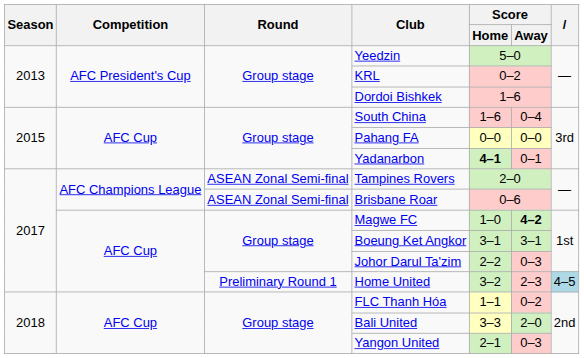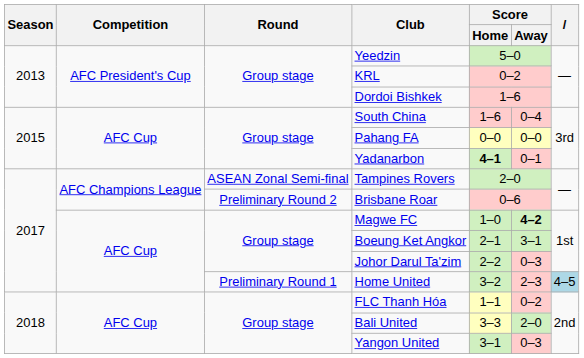(278, 199) ASEAN Zonal Semi-final -> (278, 199) Preliminary Round 2
(490, 240) 3–1 -> (490, 240) 2–1
(490, 343) 2–1 -> (490, 343) 3–1
